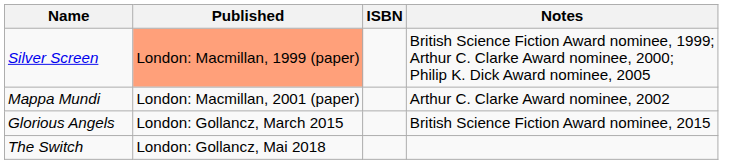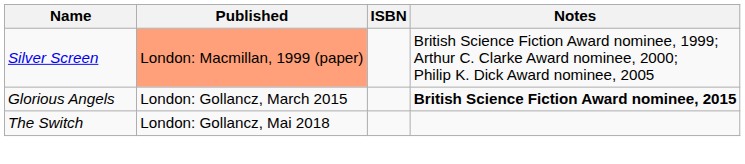- row: (54, 98)
(560, 123) normal -> (575, 98) bold
